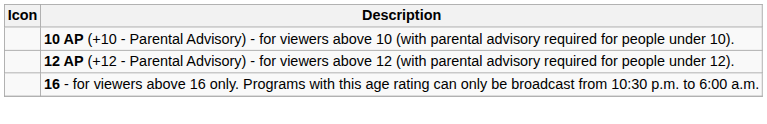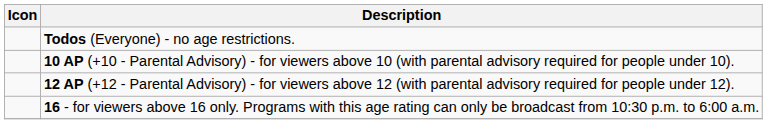+ row: (170, 38)
